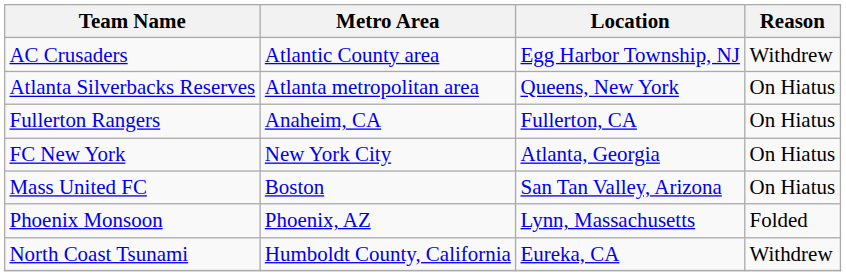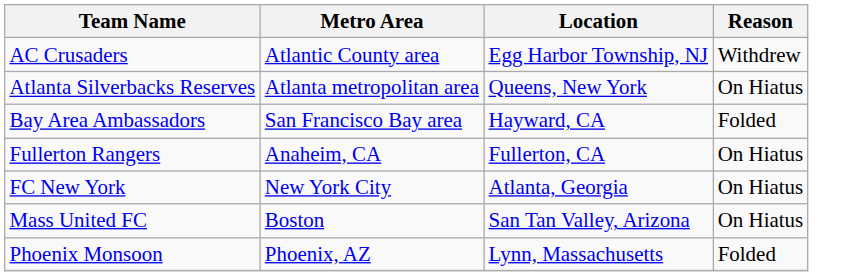+ row: (107, 120)
- row: (99, 253)
